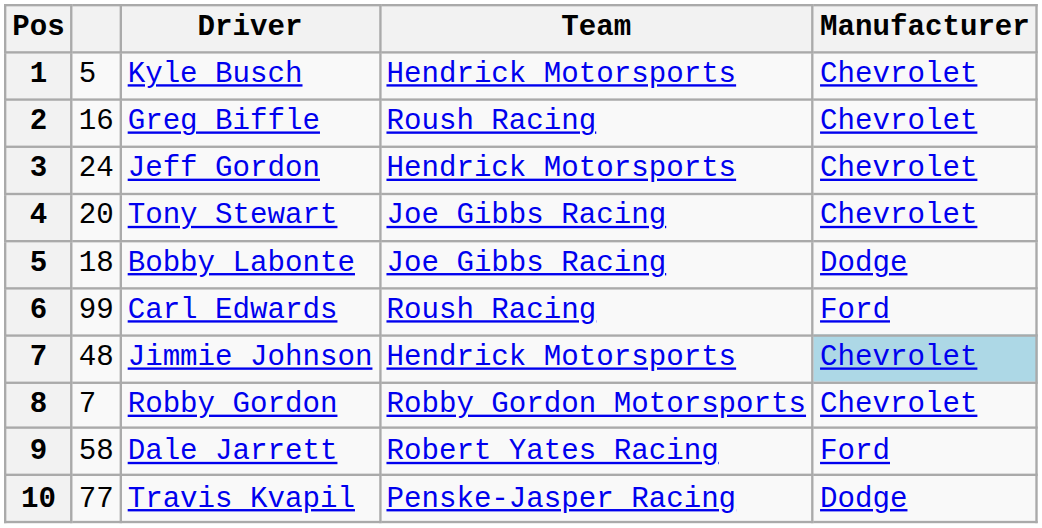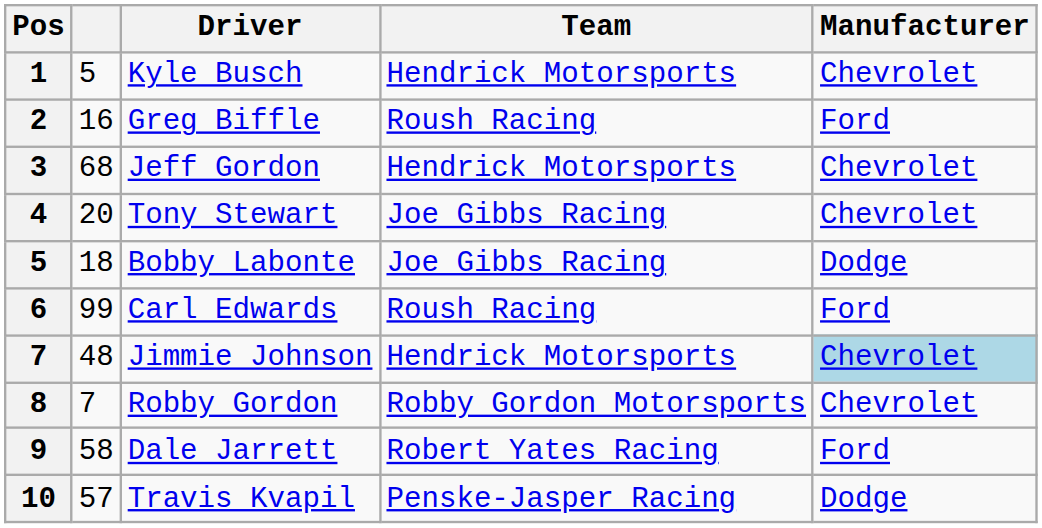(899, 123) Chevrolet -> (855, 123) Ford
(96, 170) 24 -> (96, 170) 68
(96, 500) 77 -> (96, 500) 57
